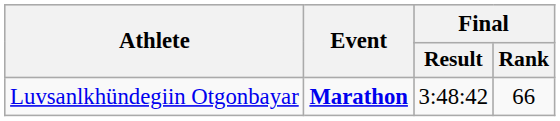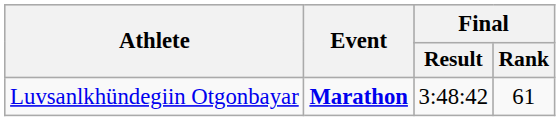(524, 96) 66 -> (524, 96) 61
